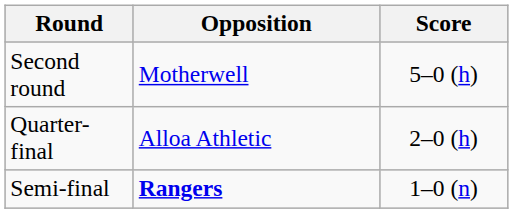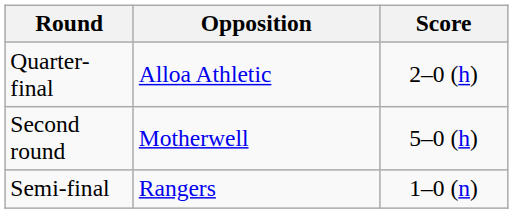rows swapped: (45, 74) <-> (50, 137)
(181, 188) bold -> (177, 188) normal
